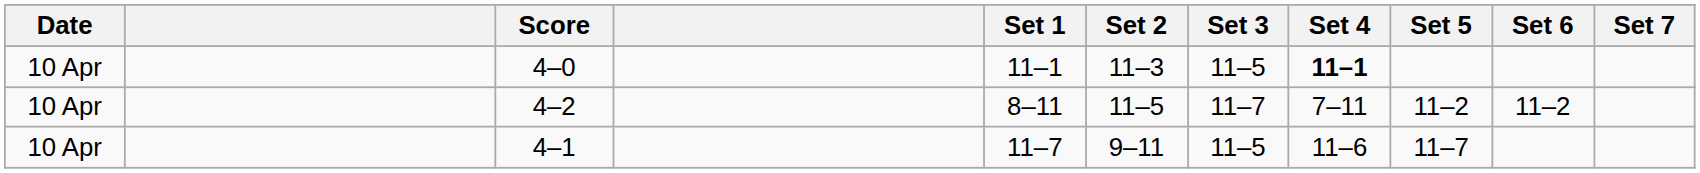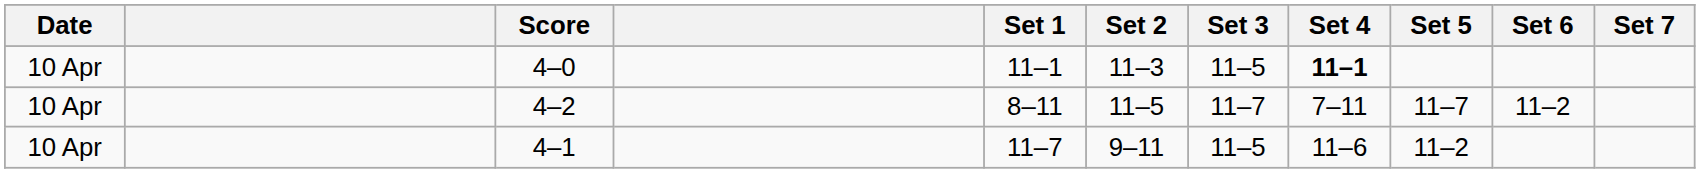(1441, 107) 11–2 -> (1441, 107) 11–7
(1441, 148) 11–7 -> (1441, 148) 11–2
